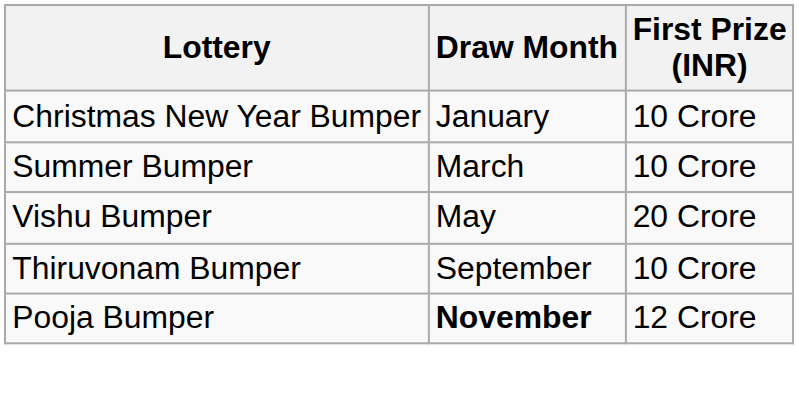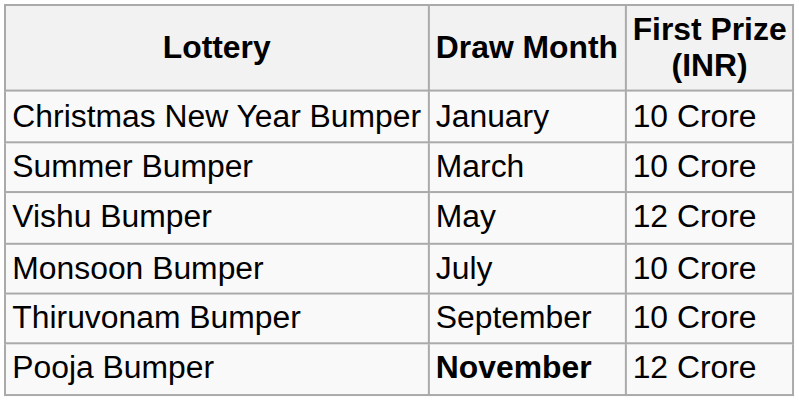(695, 217) 20 Crore -> (695, 217) 12 Crore
+ row: (138, 267)
